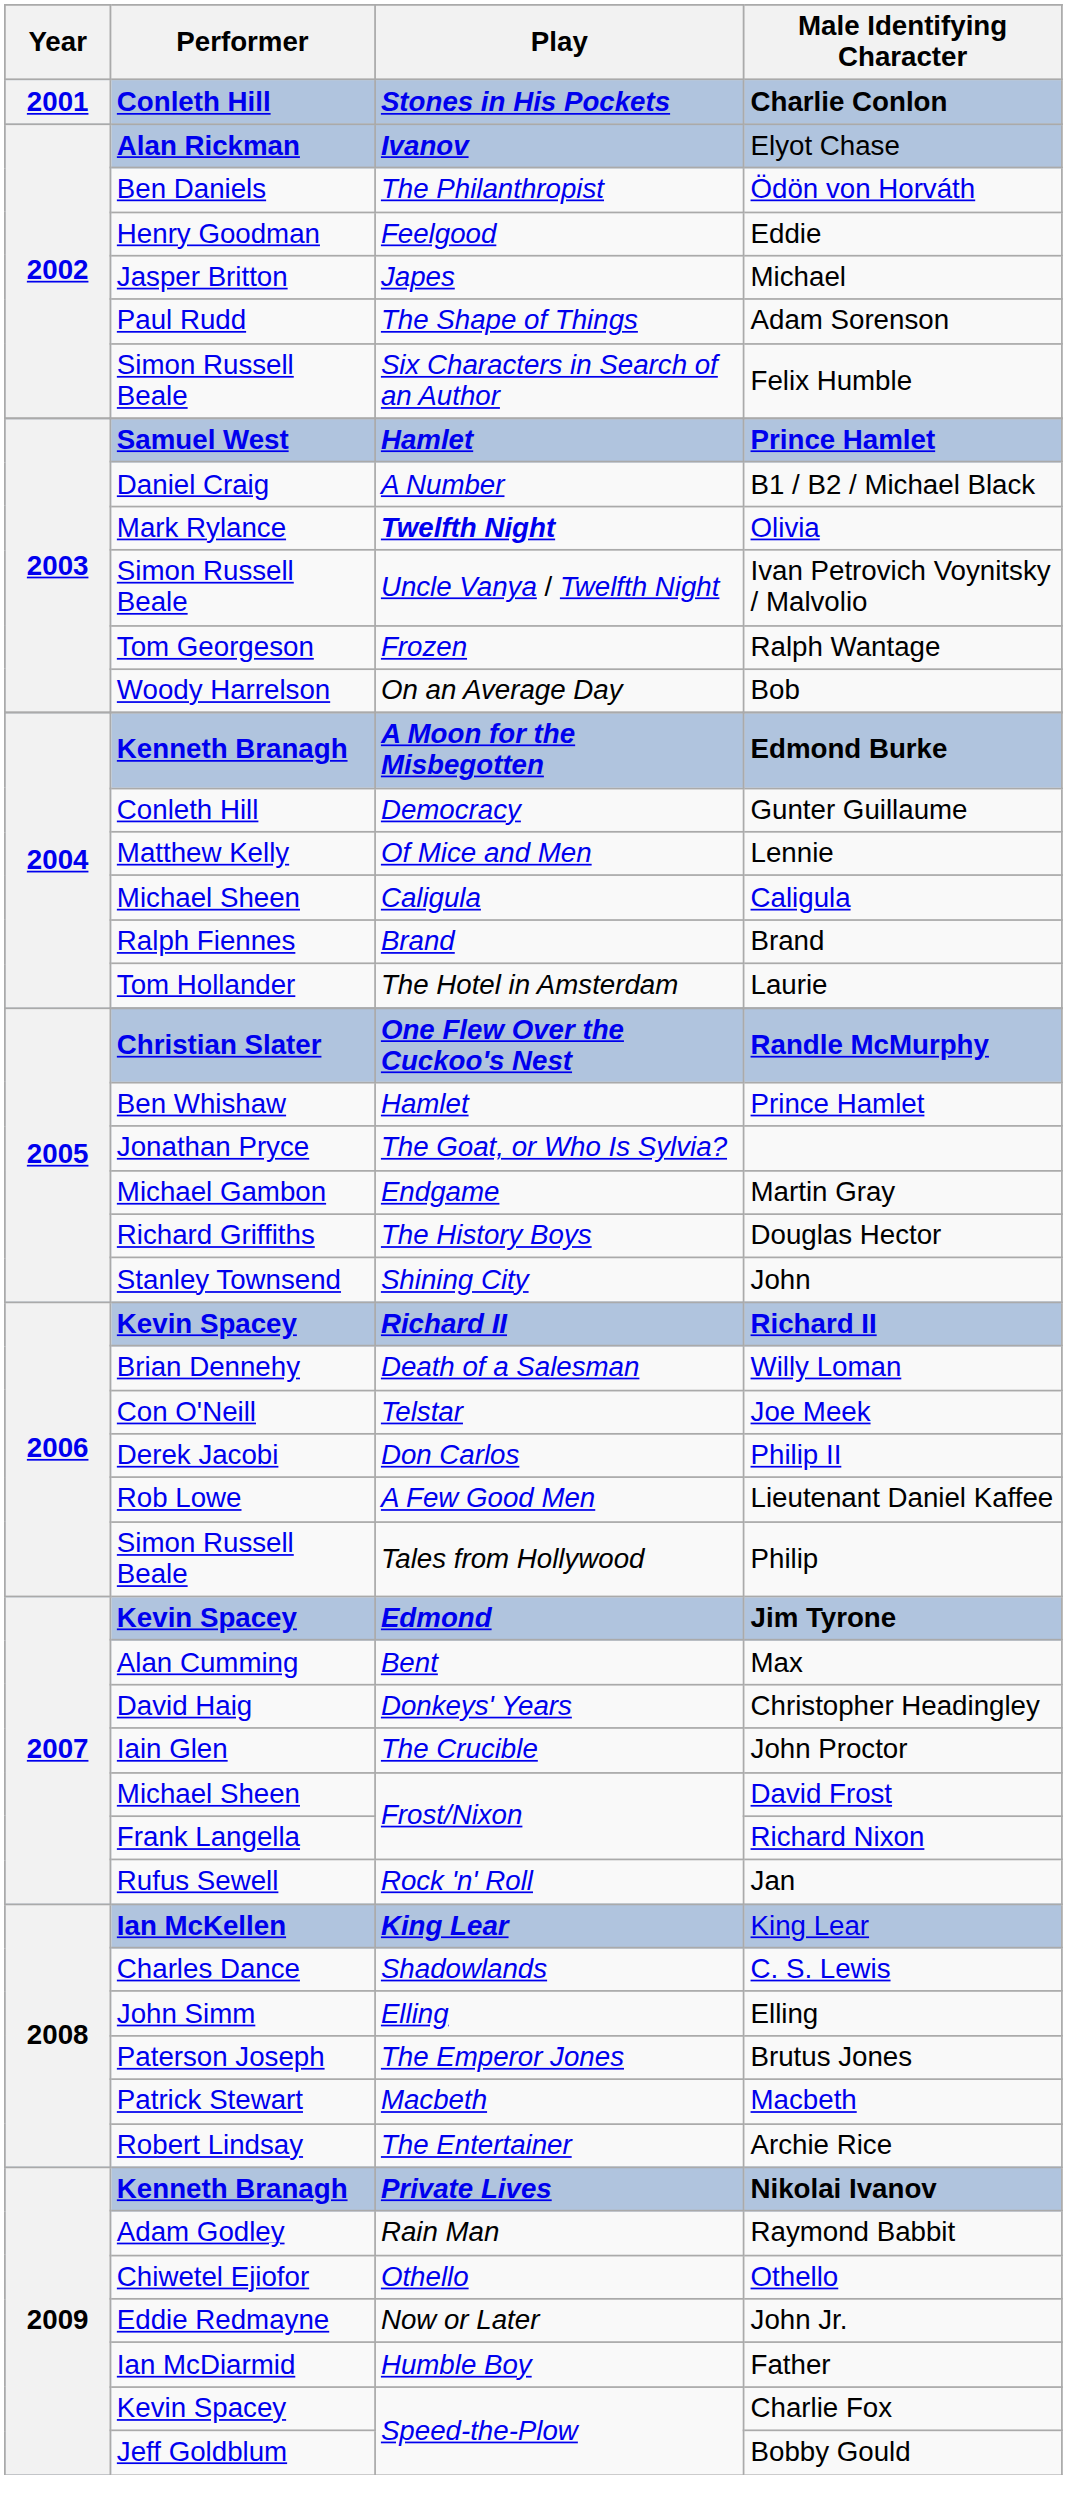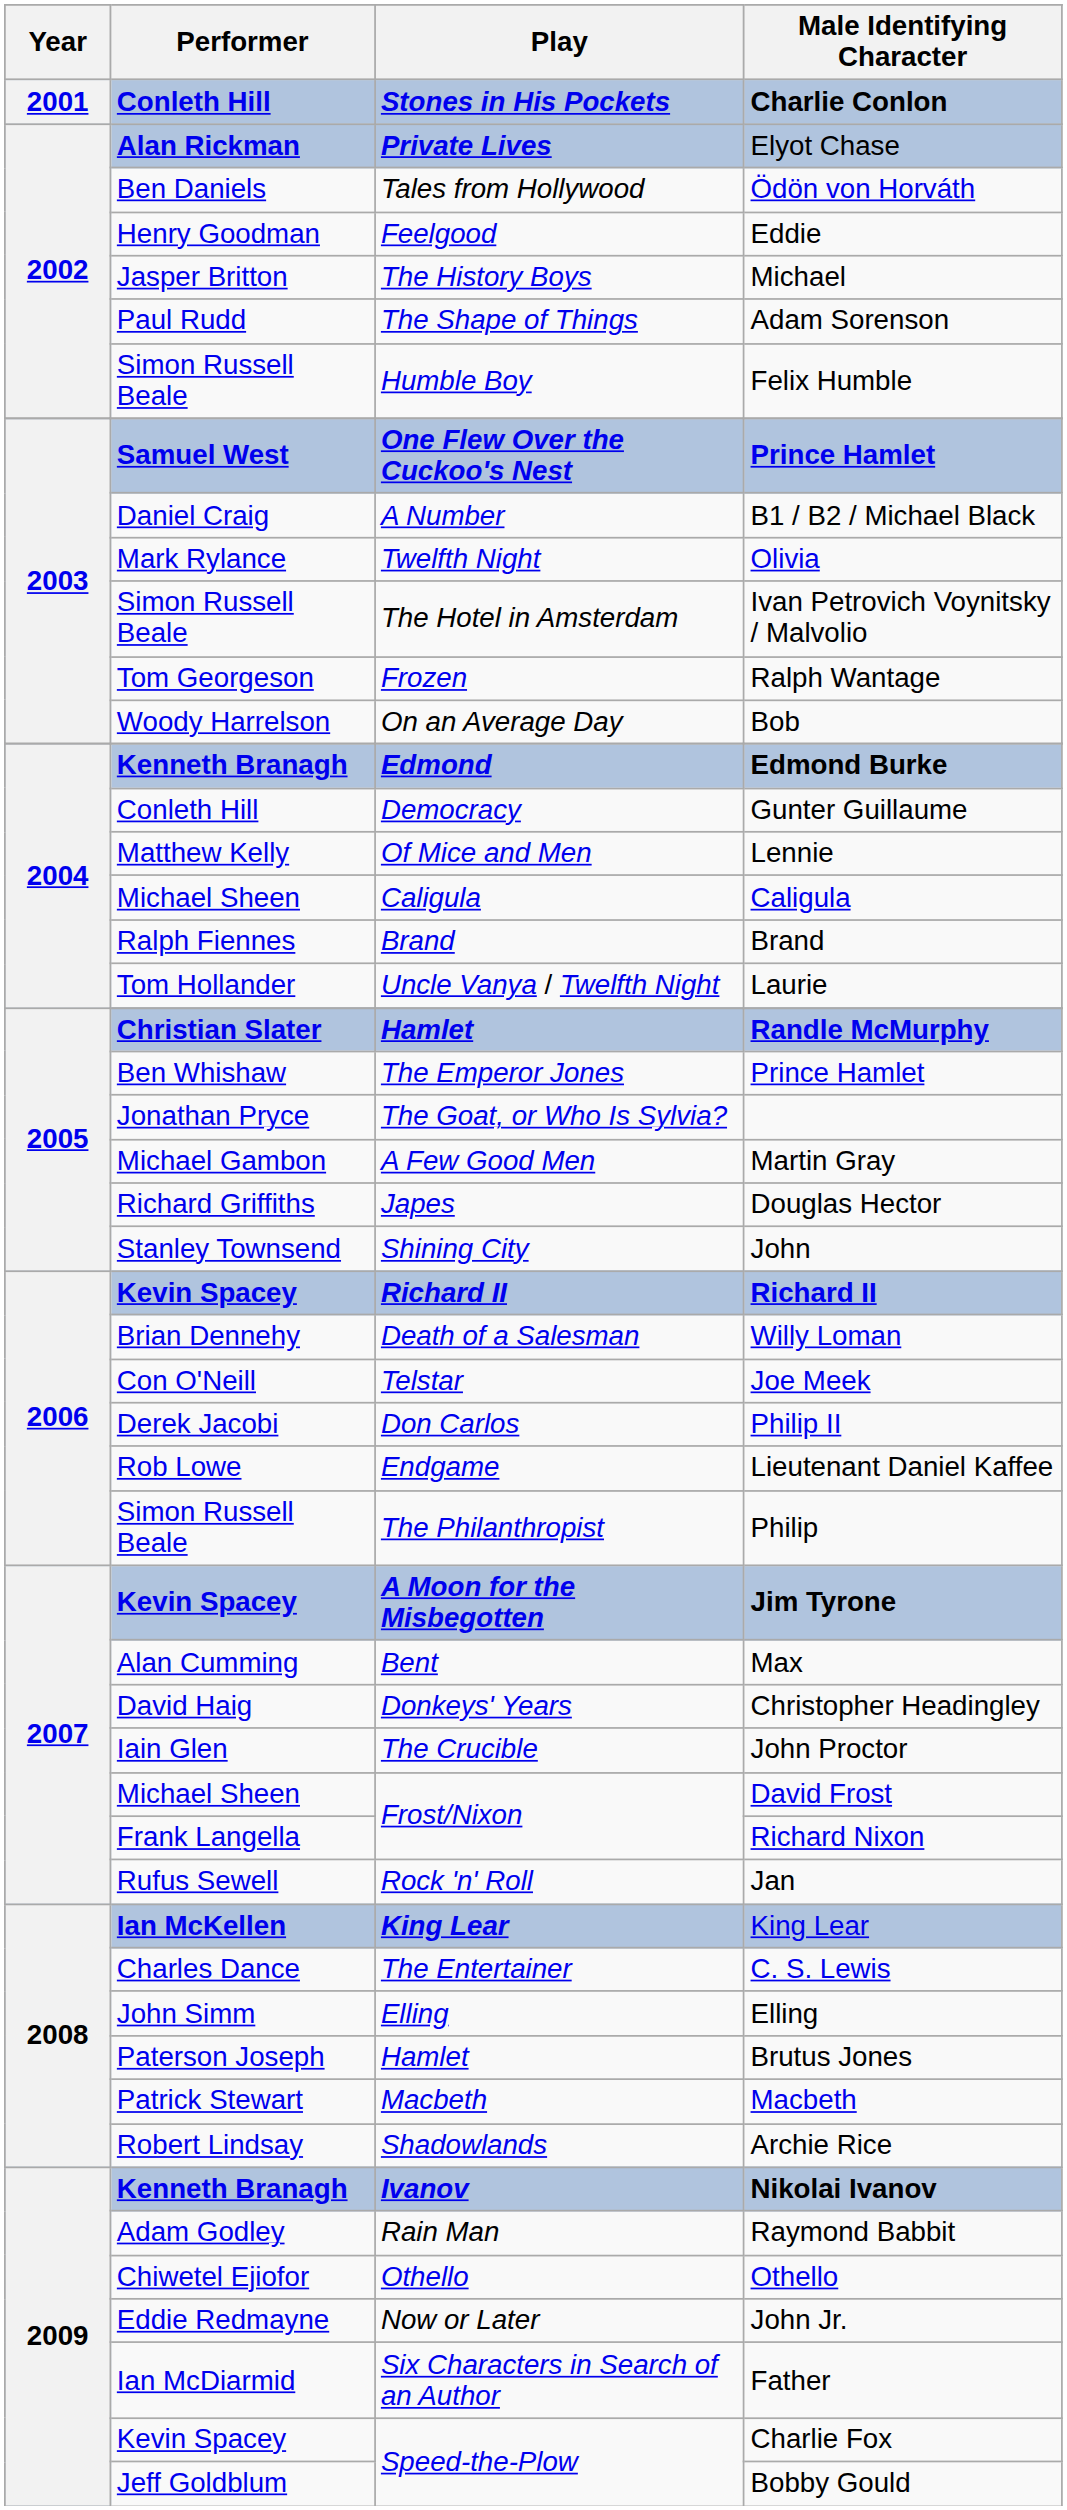(425, 145) Ivanov -> (466, 145) Private Lives
(492, 189) The Philanthropist -> (513, 189) Tales from Hollywood
(418, 277) Japes -> (486, 277) The History Boys
(549, 380) Six Characters in Search of an Author -> (456, 380) Humble Boy
(427, 439) Hamlet -> (502, 455) One Flew Over the Cuckoo's Nest
(468, 527) bold -> (461, 558) normal
(550, 587) Uncle Vanya / Twelfth Night -> (530, 618) The Hotel in Amsterdam
(478, 750) A Moon for the Misbegotten -> (436, 765) Edmond
(530, 985) The Hotel in Amsterdam -> (550, 985) Uncle Vanya / Twelfth Night
(502, 1044) One Flew Over the Cuckoo's Nest -> (427, 1028) Hamlet
(425, 1104) Hamlet -> (502, 1072) The Emperor Jones
(440, 1191) Endgame -> (488, 1160) A Few Good Men
(486, 1235) The History Boys -> (418, 1204) Japes
(488, 1499) A Few Good Men -> (440, 1467) Endgame
(513, 1558) Tales from Hollywood -> (492, 1527) The Philanthropist
(436, 1618) Edmond -> (478, 1602) A Moon for the Misbegotten
(464, 1969) Shadowlands -> (476, 1969) The Entertainer
(502, 2057) The Emperor Jones -> (425, 2057) Hamlet
(476, 2144) The Entertainer -> (464, 2144) Shadowlands
(466, 2188) Private Lives -> (425, 2188) Ivanov
(456, 2364) Humble Boy -> (549, 2379) Six Characters in Search of an Author
